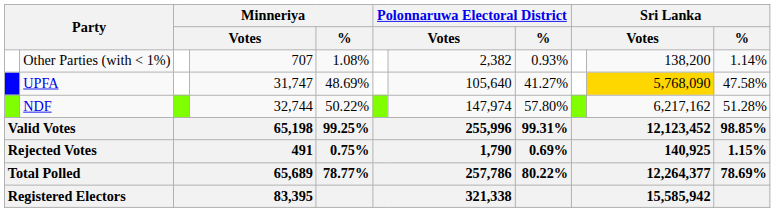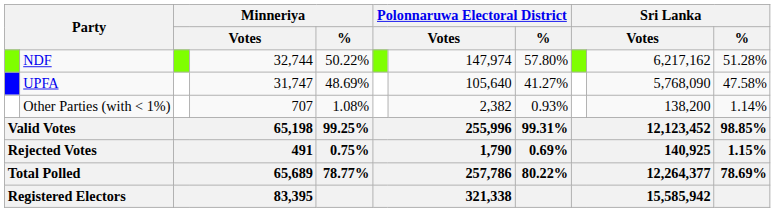rows swapped: (37, 106) <-> (97, 60)
(682, 83) gold background -> (682, 83) no background
